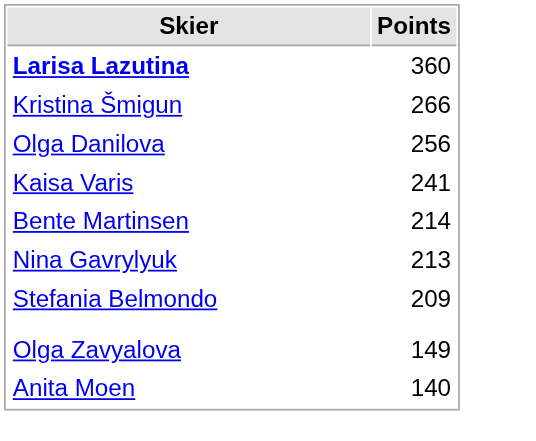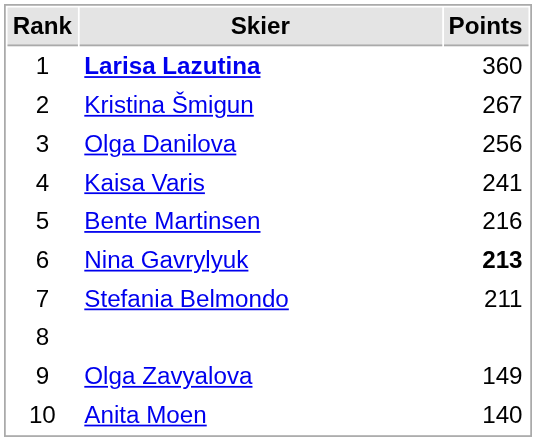+ column: (42, 26)
(431, 105) 266 -> (502, 105) 267
(431, 221) 214 -> (502, 221) 216
(431, 260) normal -> (502, 260) bold
(431, 299) 209 -> (503, 299) 211
